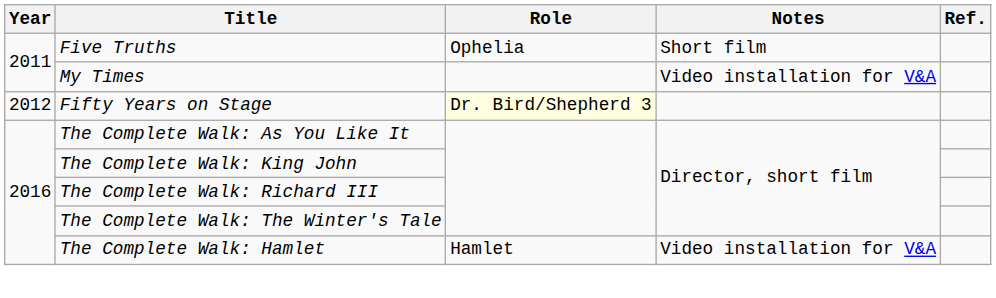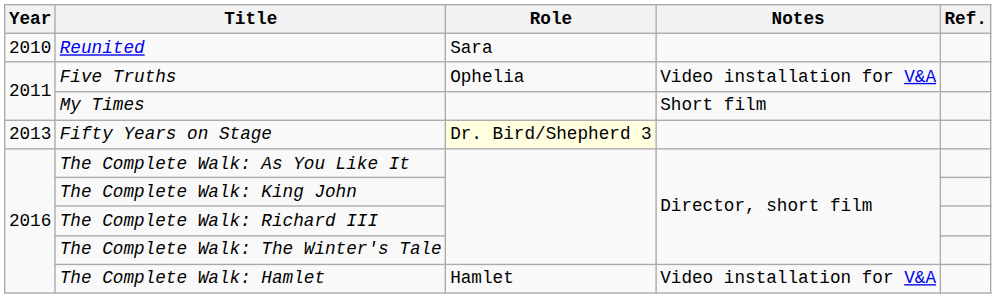+ row: (102, 48)
(713, 48) Short film -> (798, 77) Video installation for V&A
(798, 77) Video installation for V&A -> (713, 106) Short film
(30, 106) 2012 -> (30, 134) 2013
